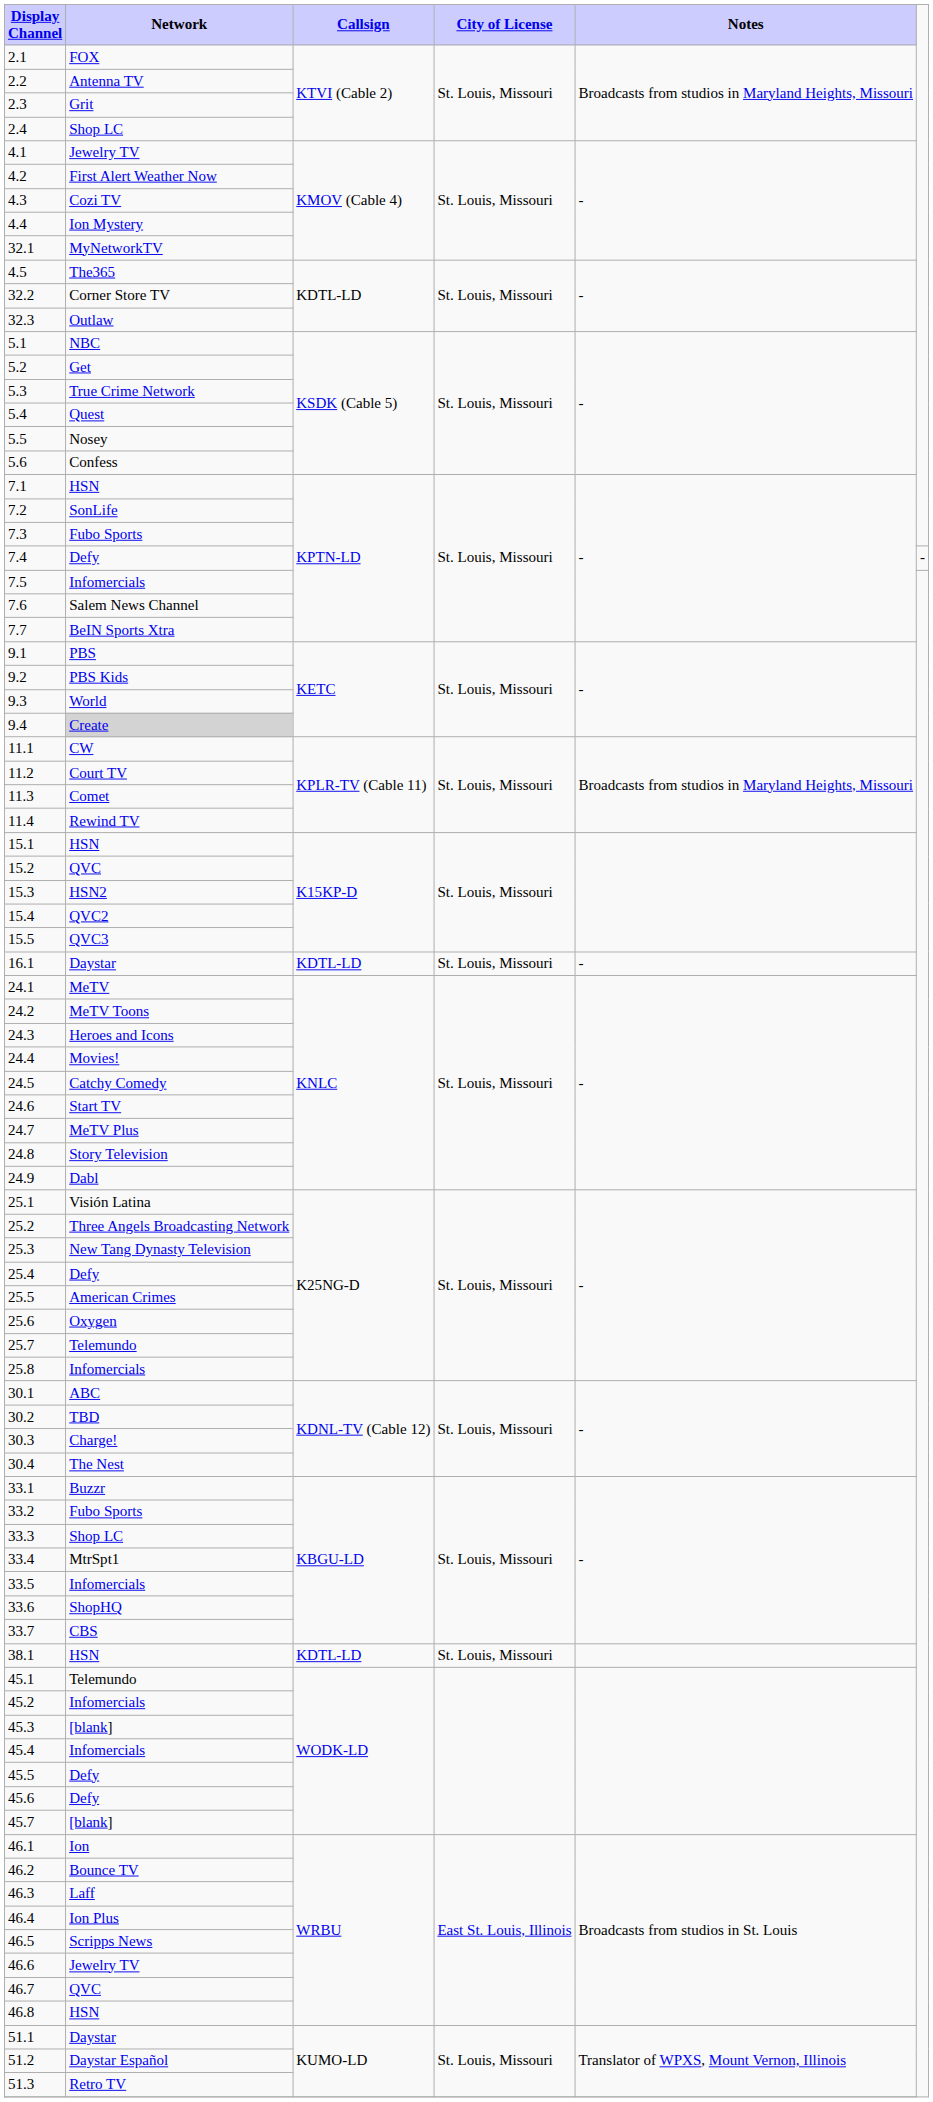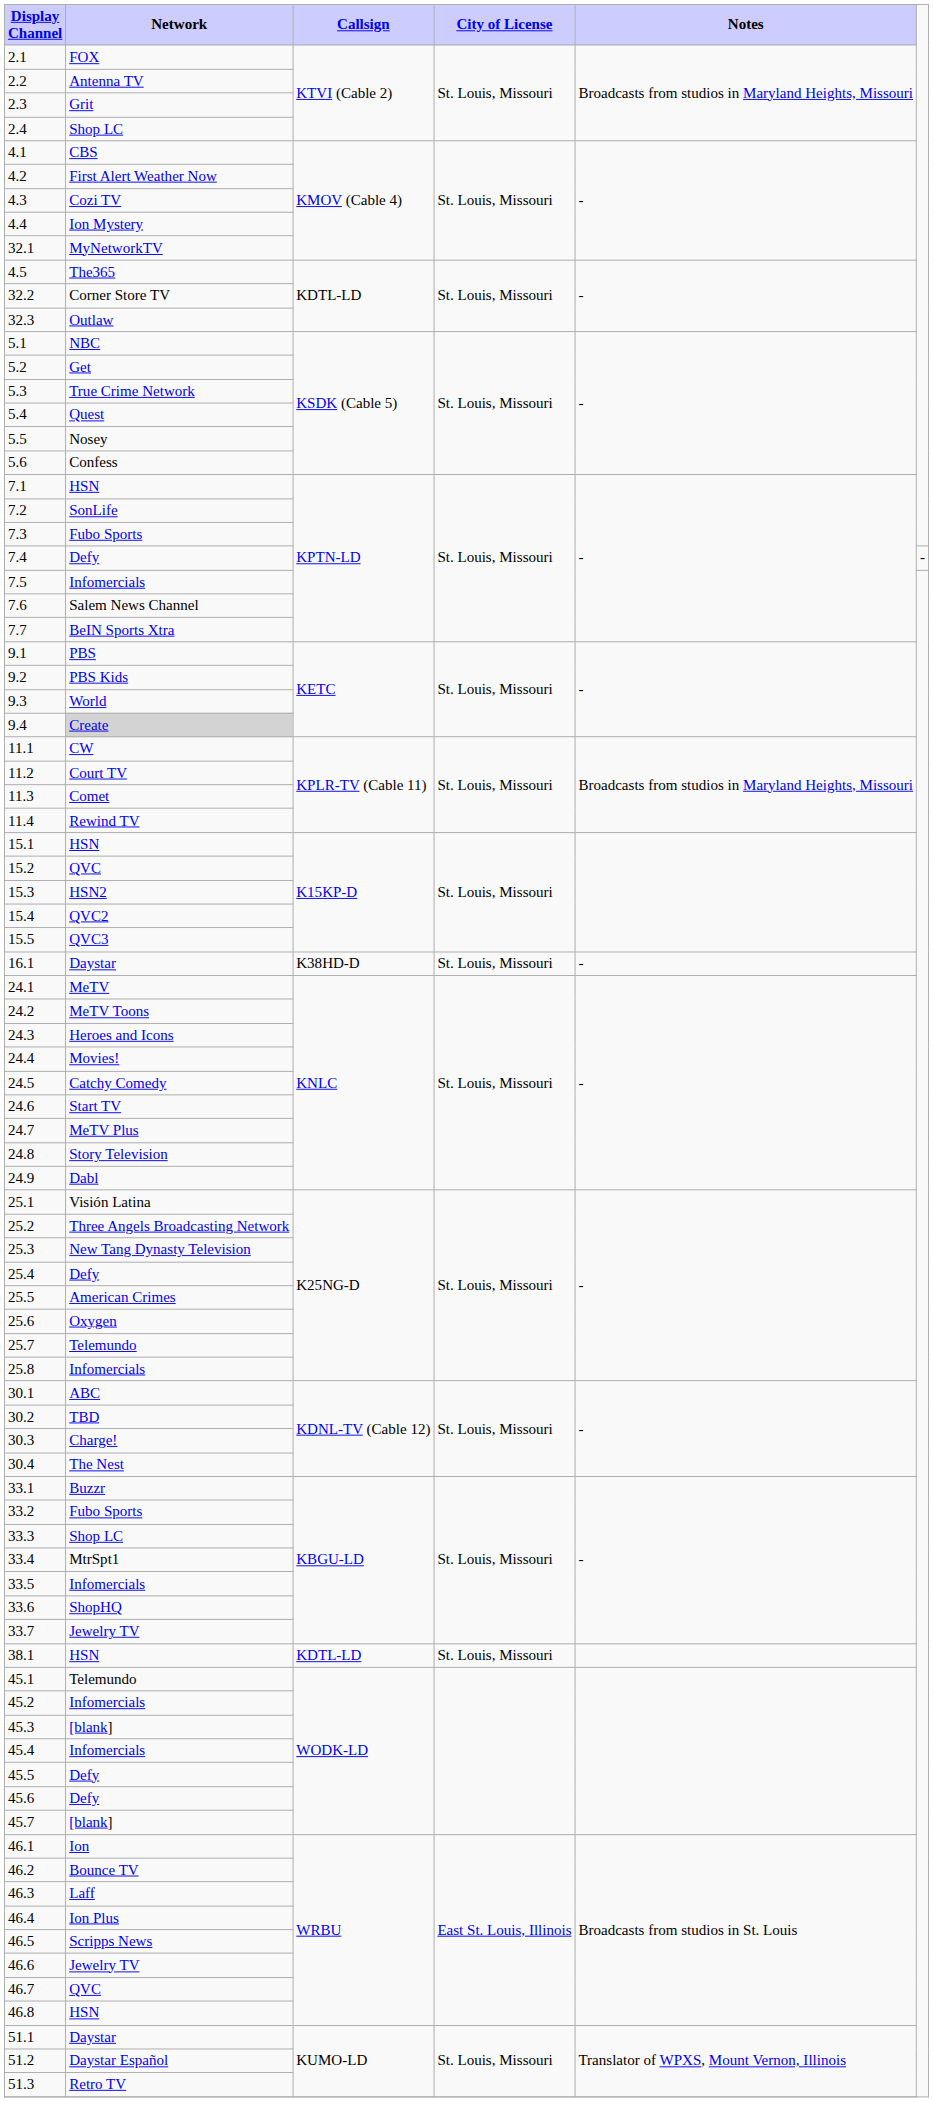(104, 152) Jewelry TV -> (83, 152) CBS
(329, 963) KDTL-LD -> (328, 963) K38HD-D
(83, 1631) CBS -> (104, 1631) Jewelry TV
